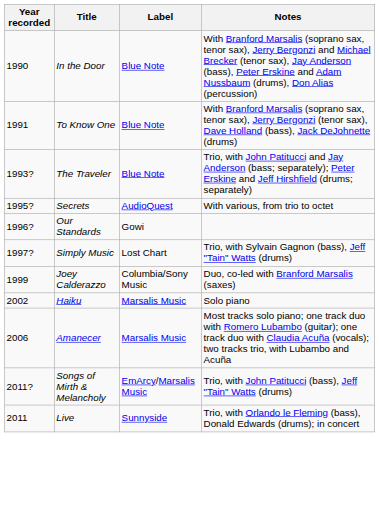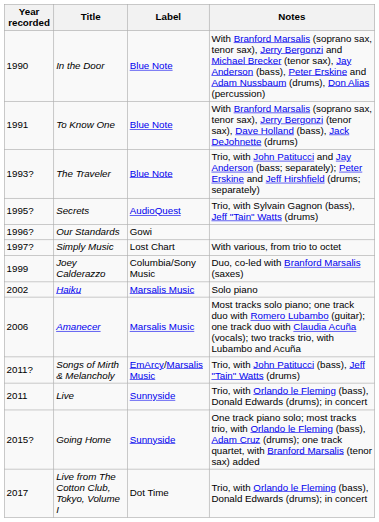(268, 205) With various, from trio to octet -> (283, 211) Trio, with Sylvain Gagnon (bass), Jeff "Tain" Watts (drums)
(284, 253) Trio, with Sylvain Gagnon (bass), Jeff "Tain" Watts (drums) -> (276, 247) With various, from trio to octet
+ row: (84, 439)
+ row: (88, 493)
